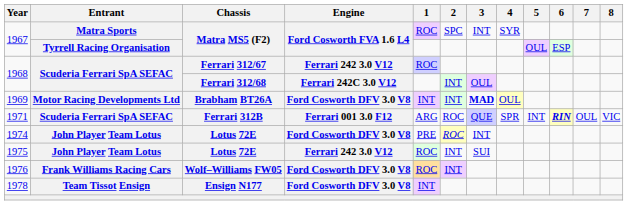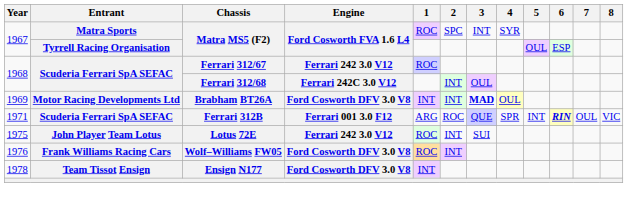- row: (17, 134)
